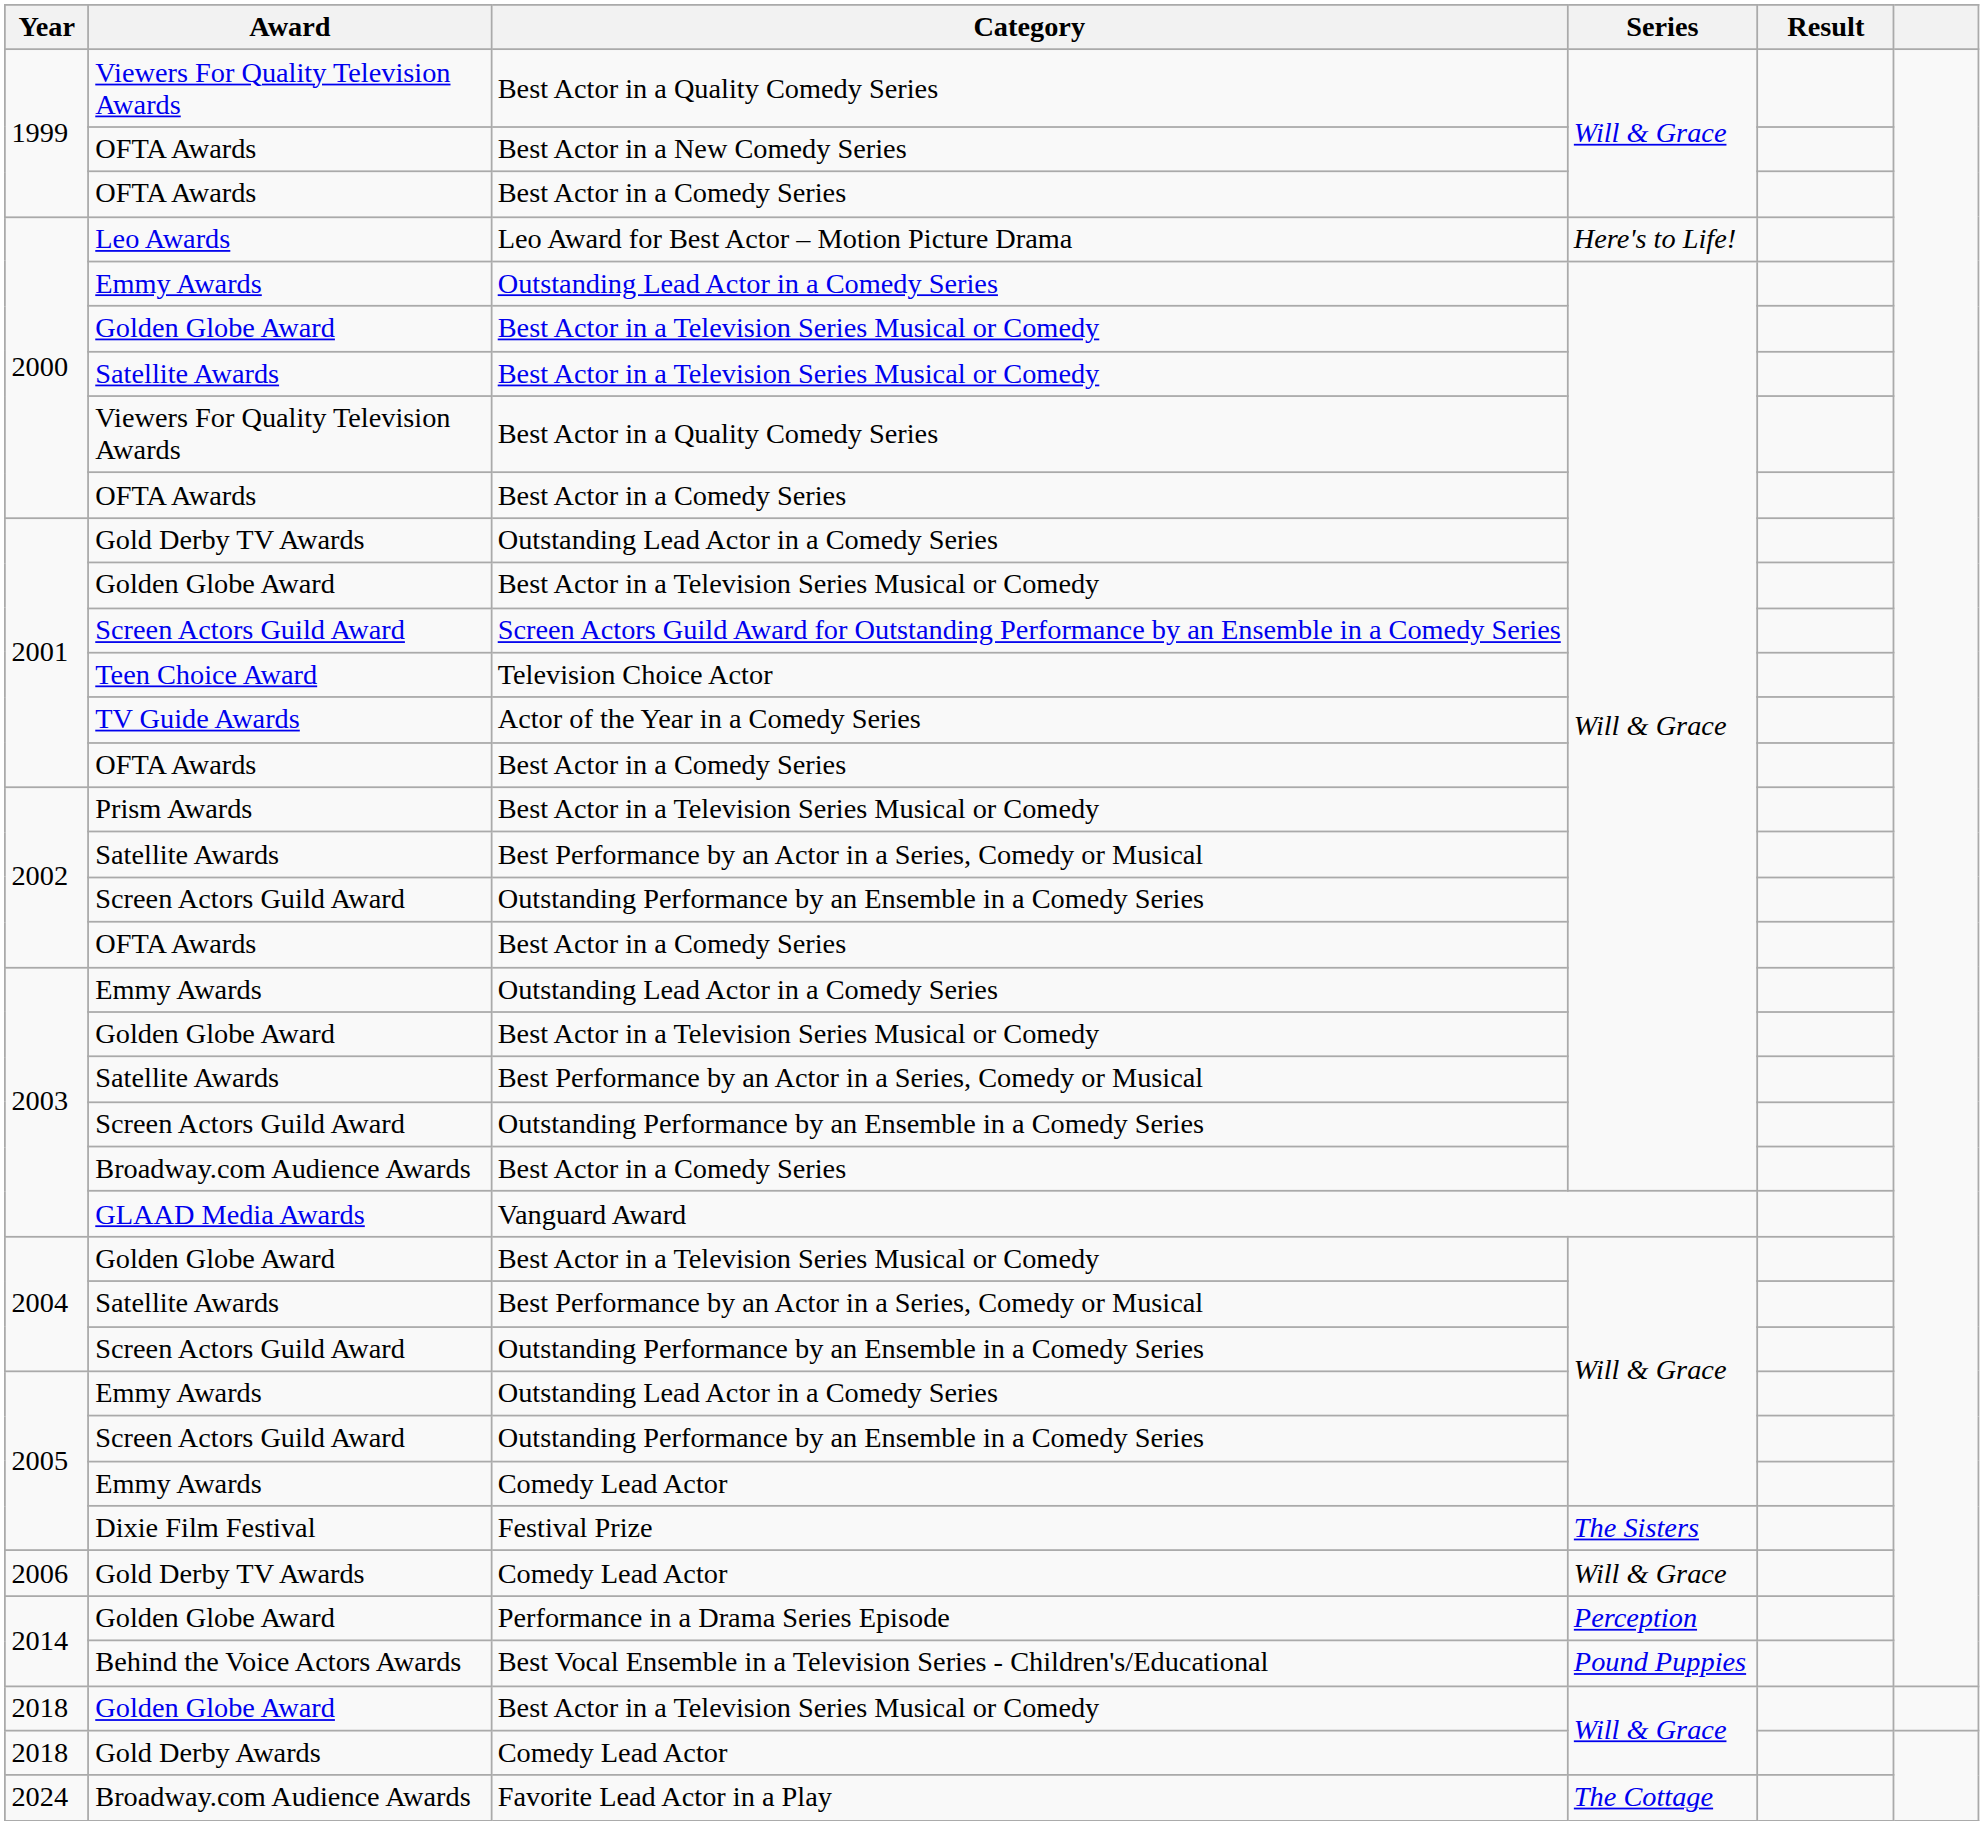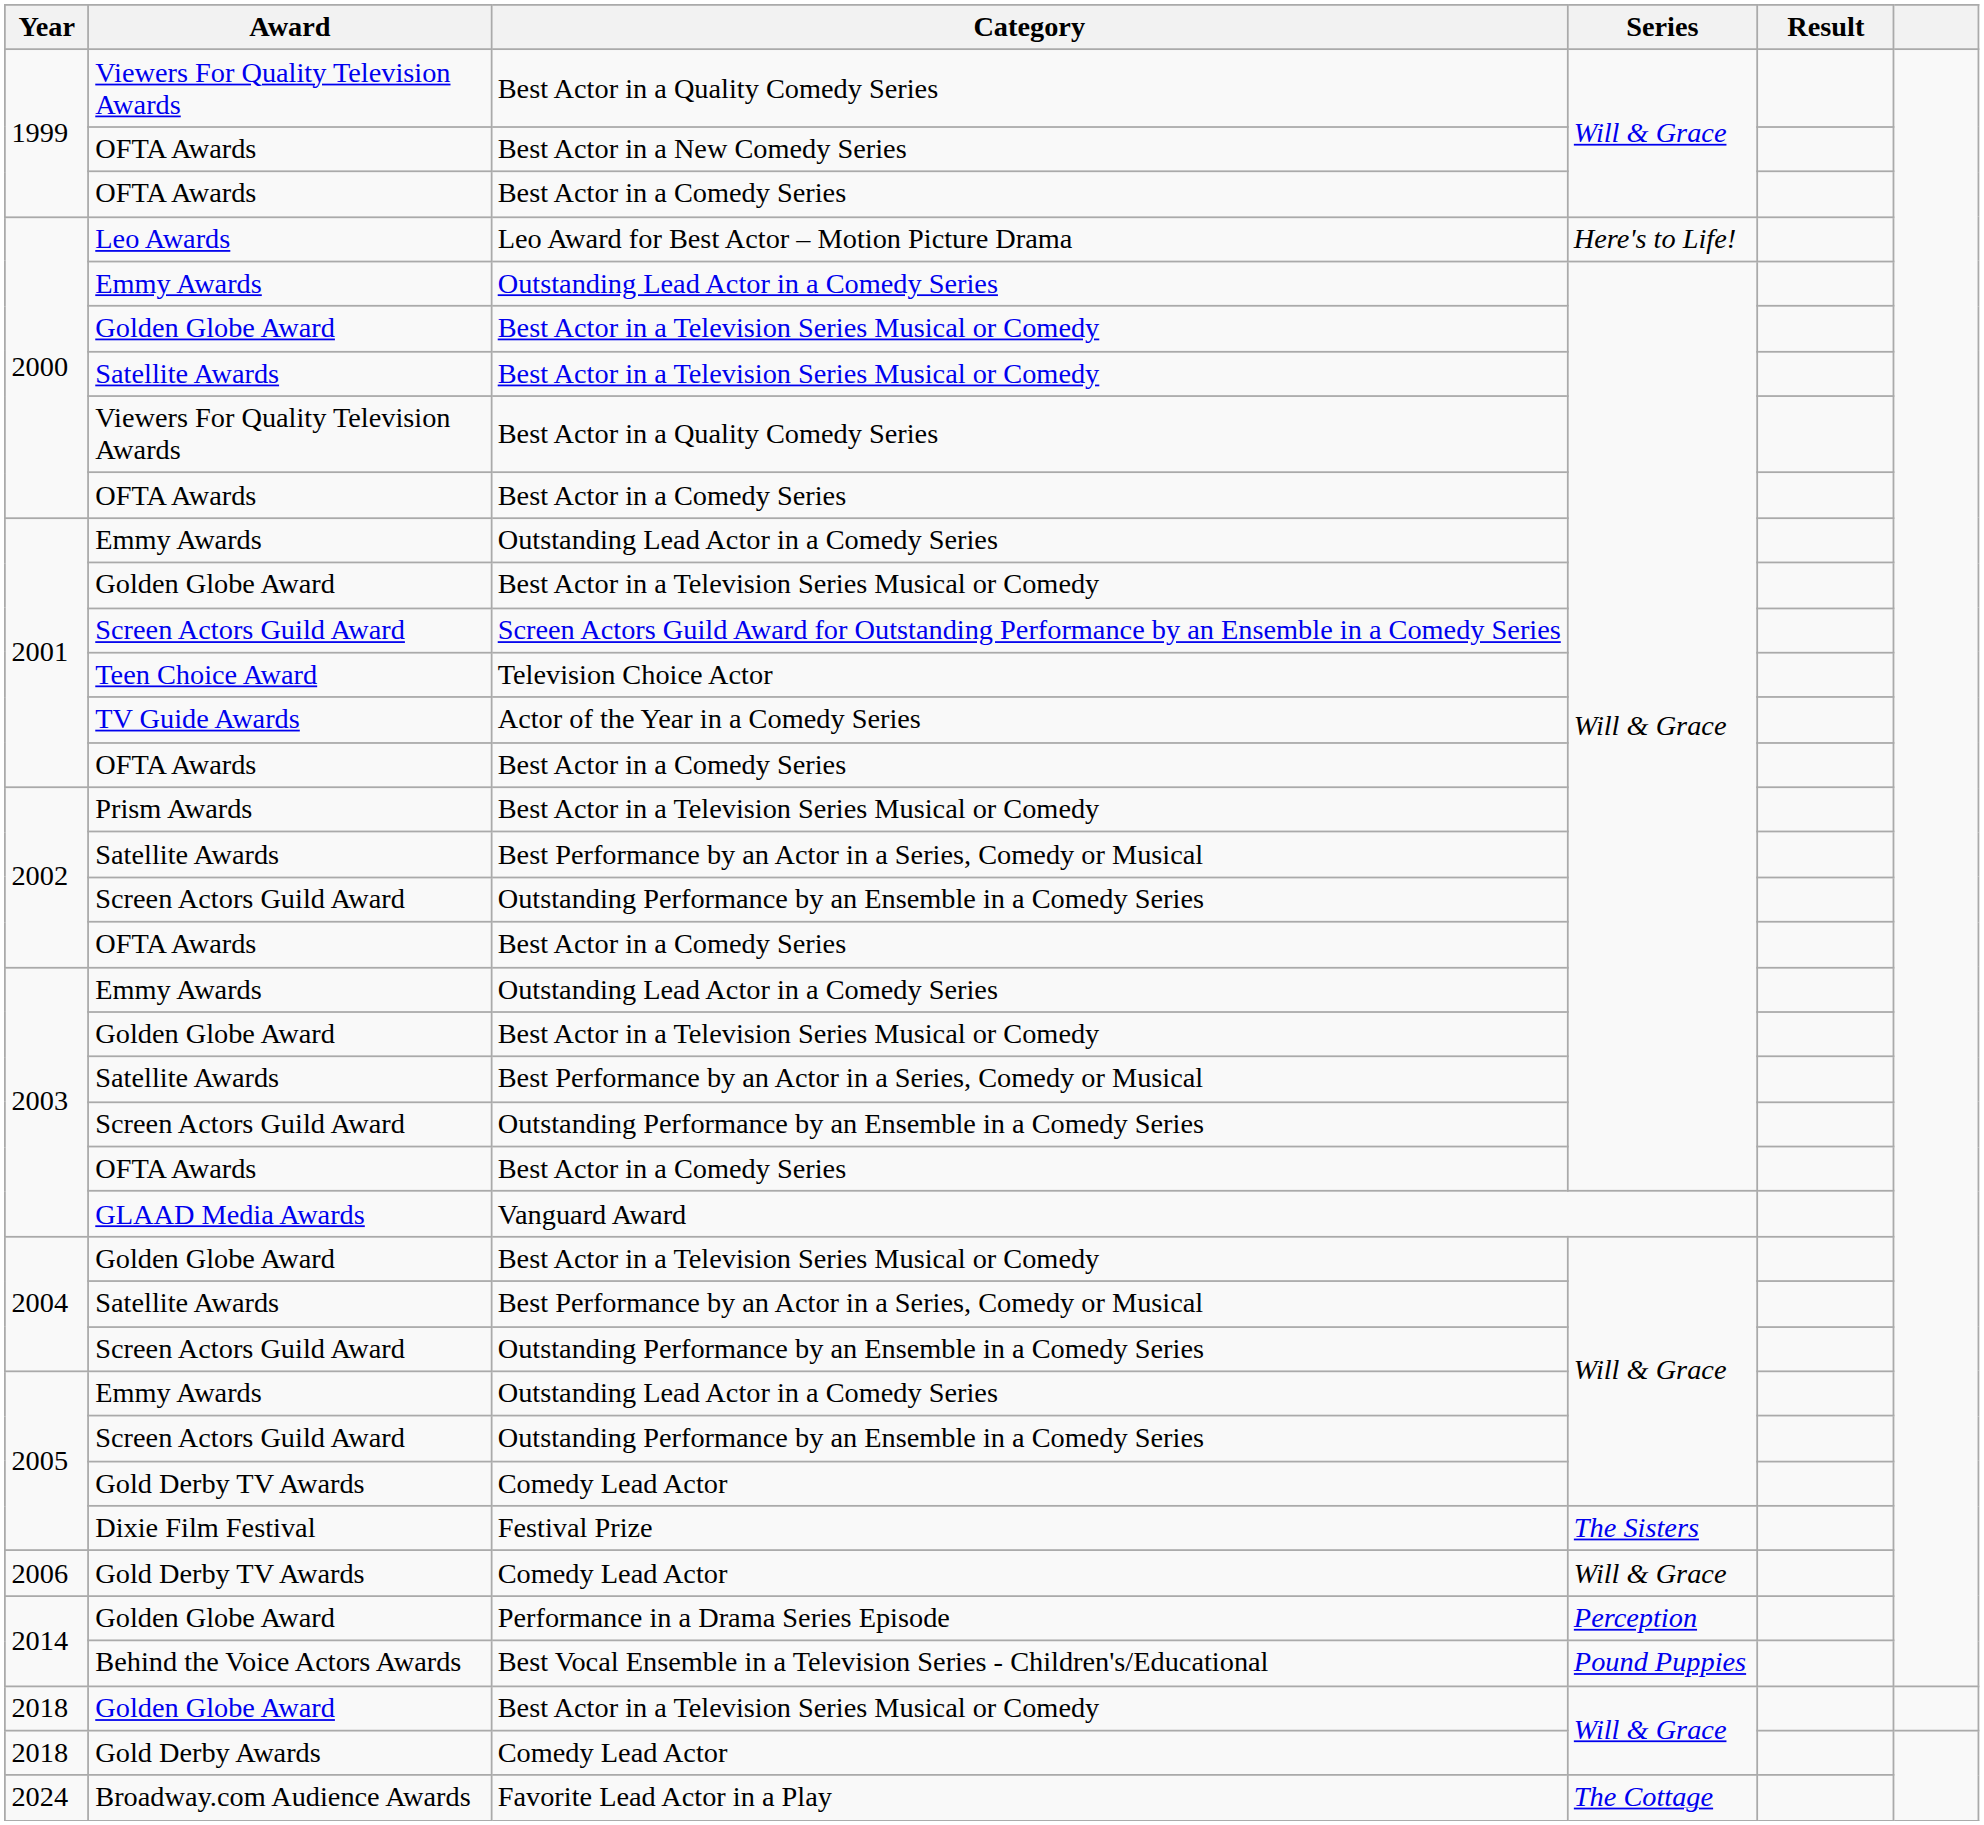(230, 539) Gold Derby TV Awards -> (179, 539) Emmy Awards
(283, 1168) Broadway.com Audience Awards -> (176, 1168) OFTA Awards
(179, 1483) Emmy Awards -> (230, 1483) Gold Derby TV Awards
